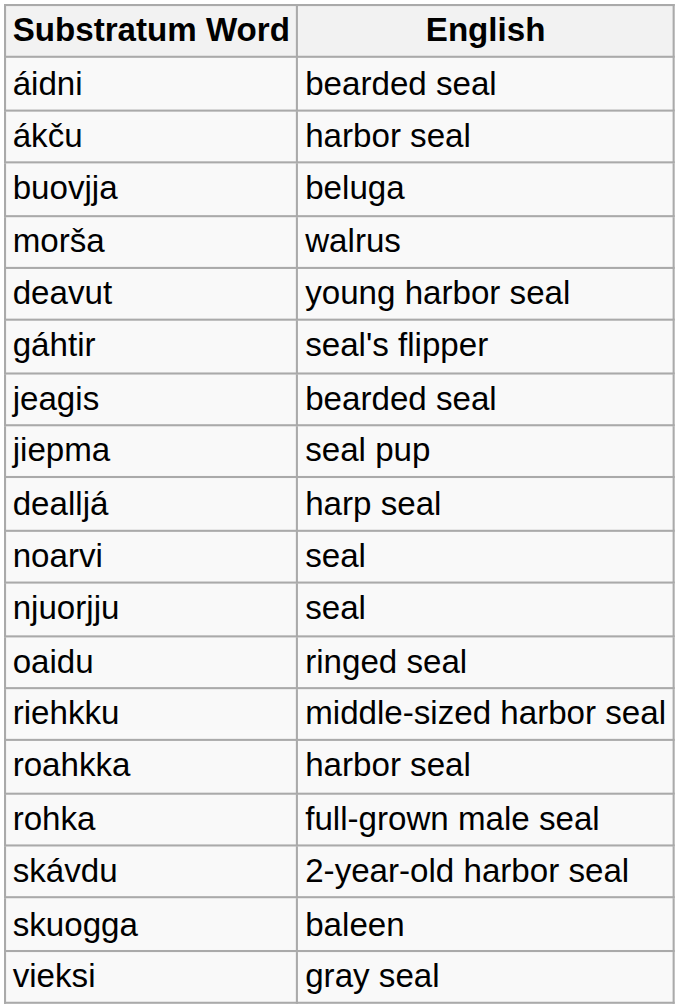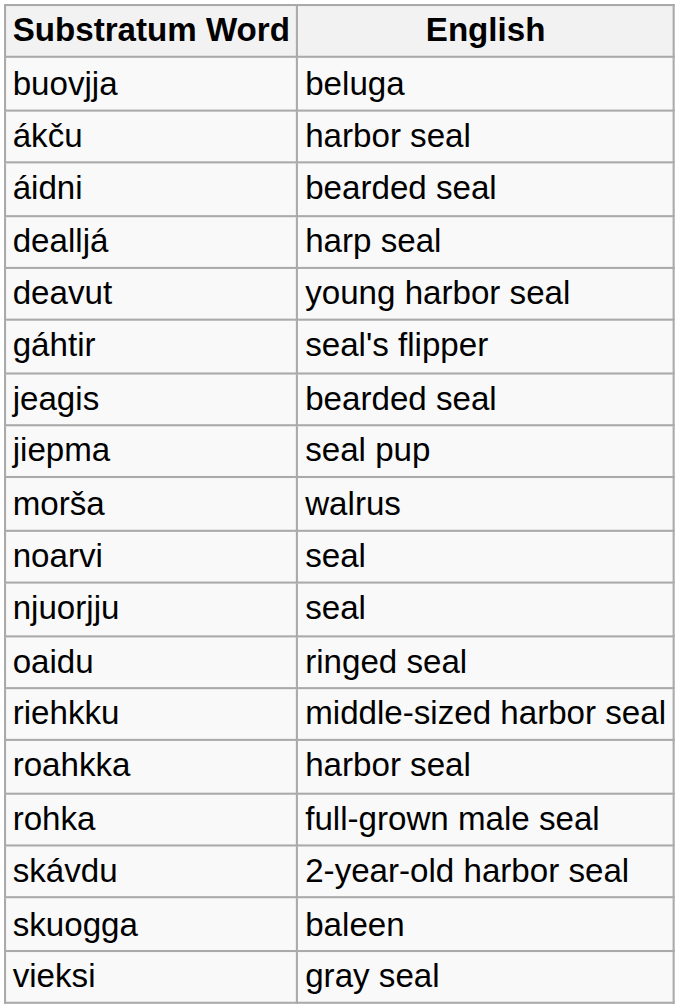rows swapped: (48, 83) <-> (65, 188)
rows swapped: (61, 503) <-> (59, 240)
